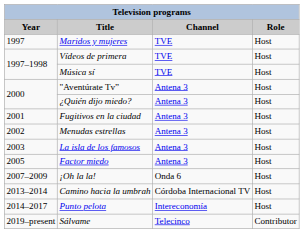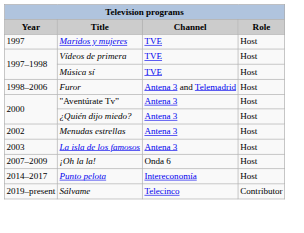+ row: (70, 87)
- row: (100, 117)
- row: (84, 161)
- row: (105, 191)
